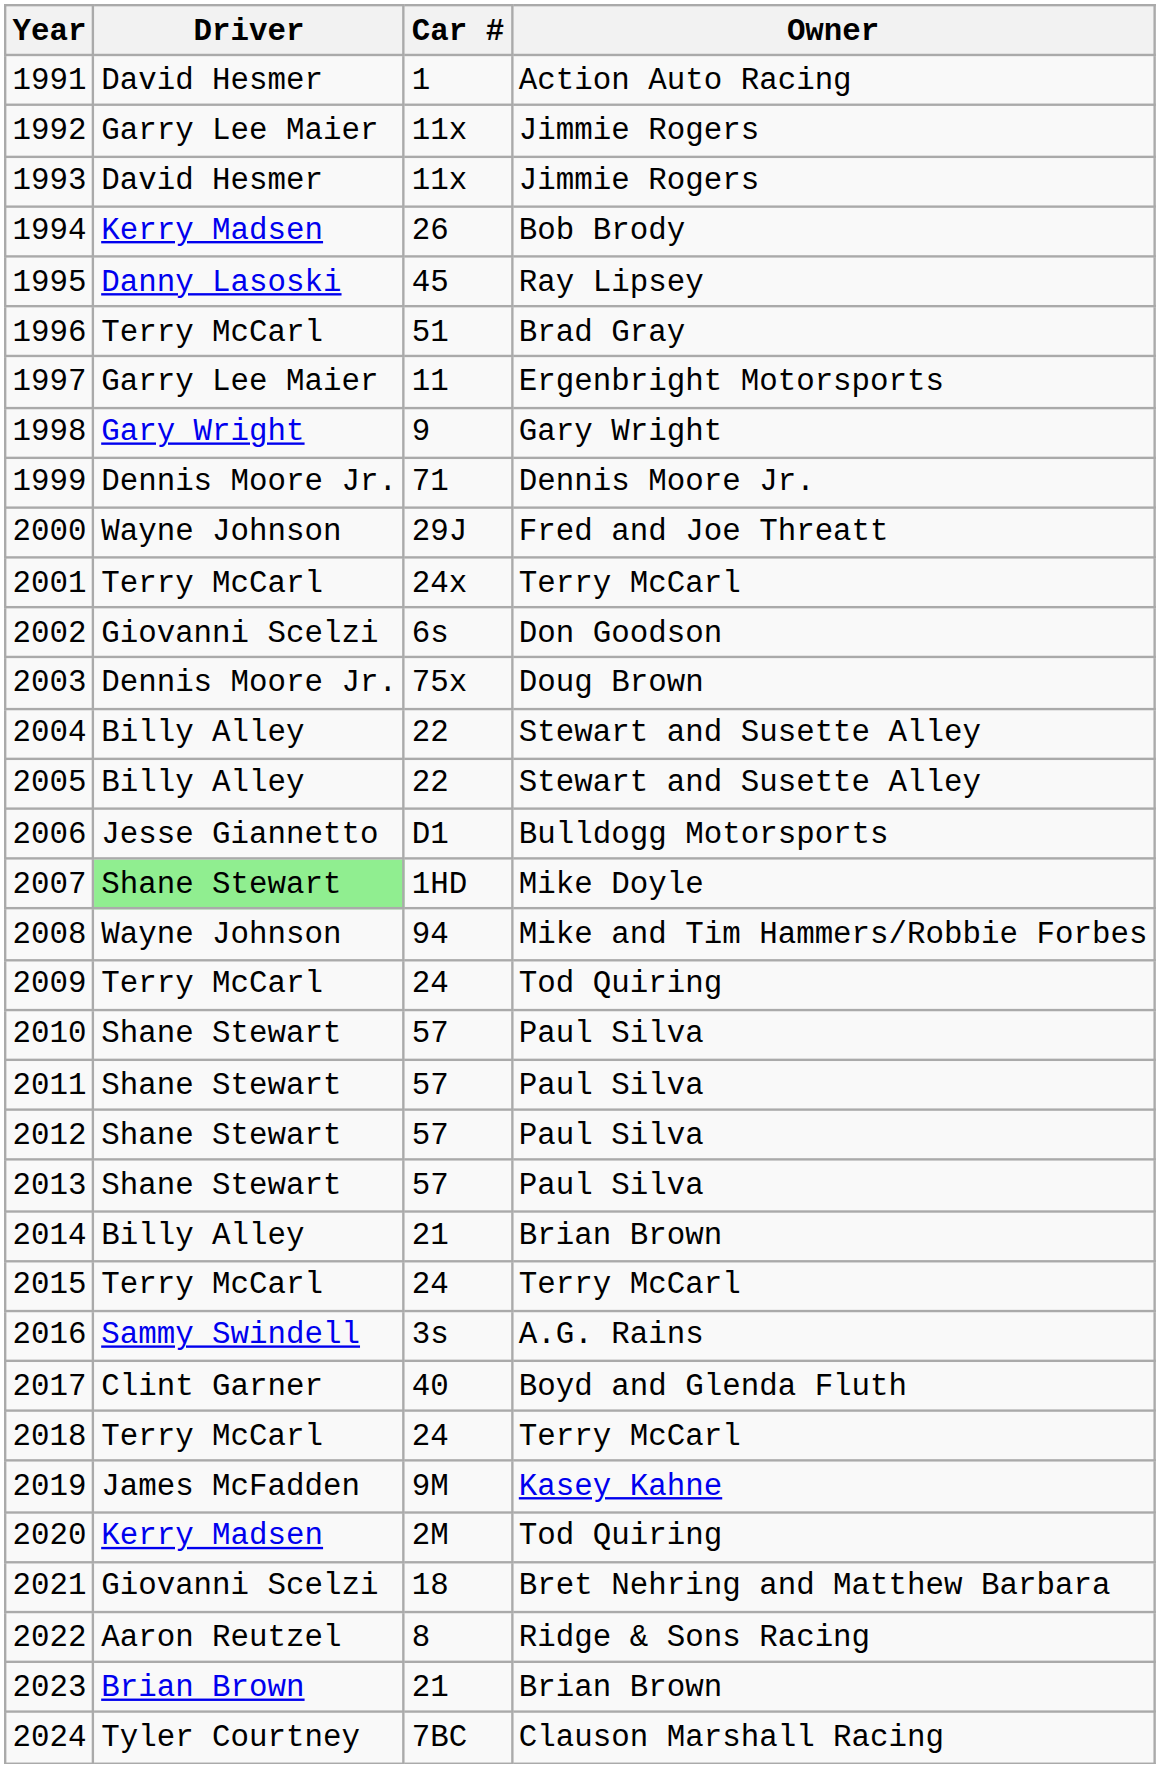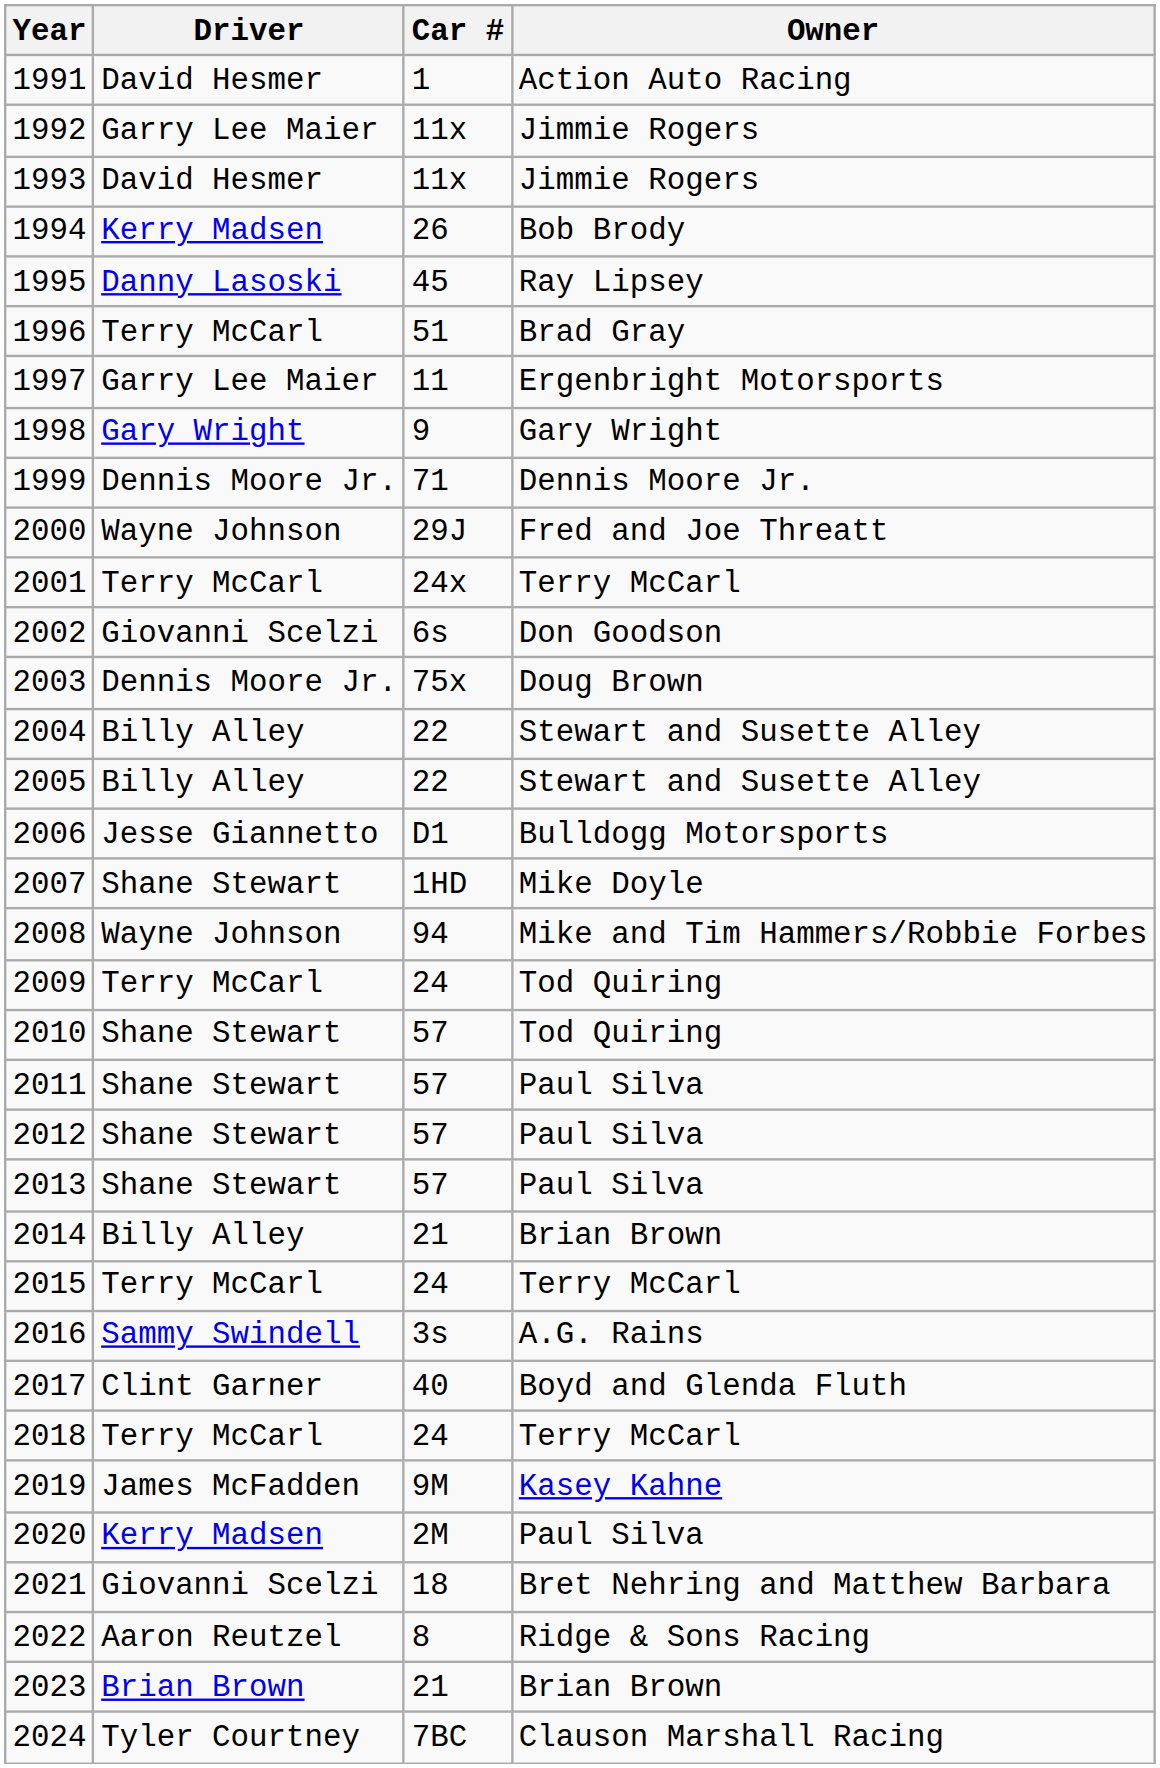(221, 884) lightgreen background -> (221, 884) no background
(611, 1035) Paul Silva -> (621, 1035) Tod Quiring
(621, 1537) Tod Quiring -> (611, 1537) Paul Silva
